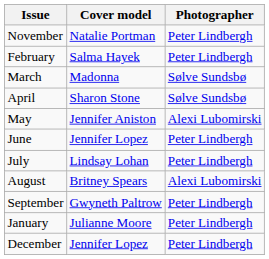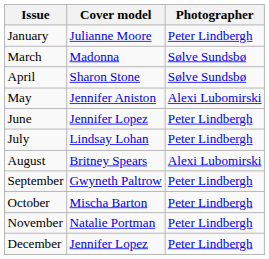rows swapped: (28, 222) <-> (35, 35)
- row: (31, 56)
+ row: (29, 202)
